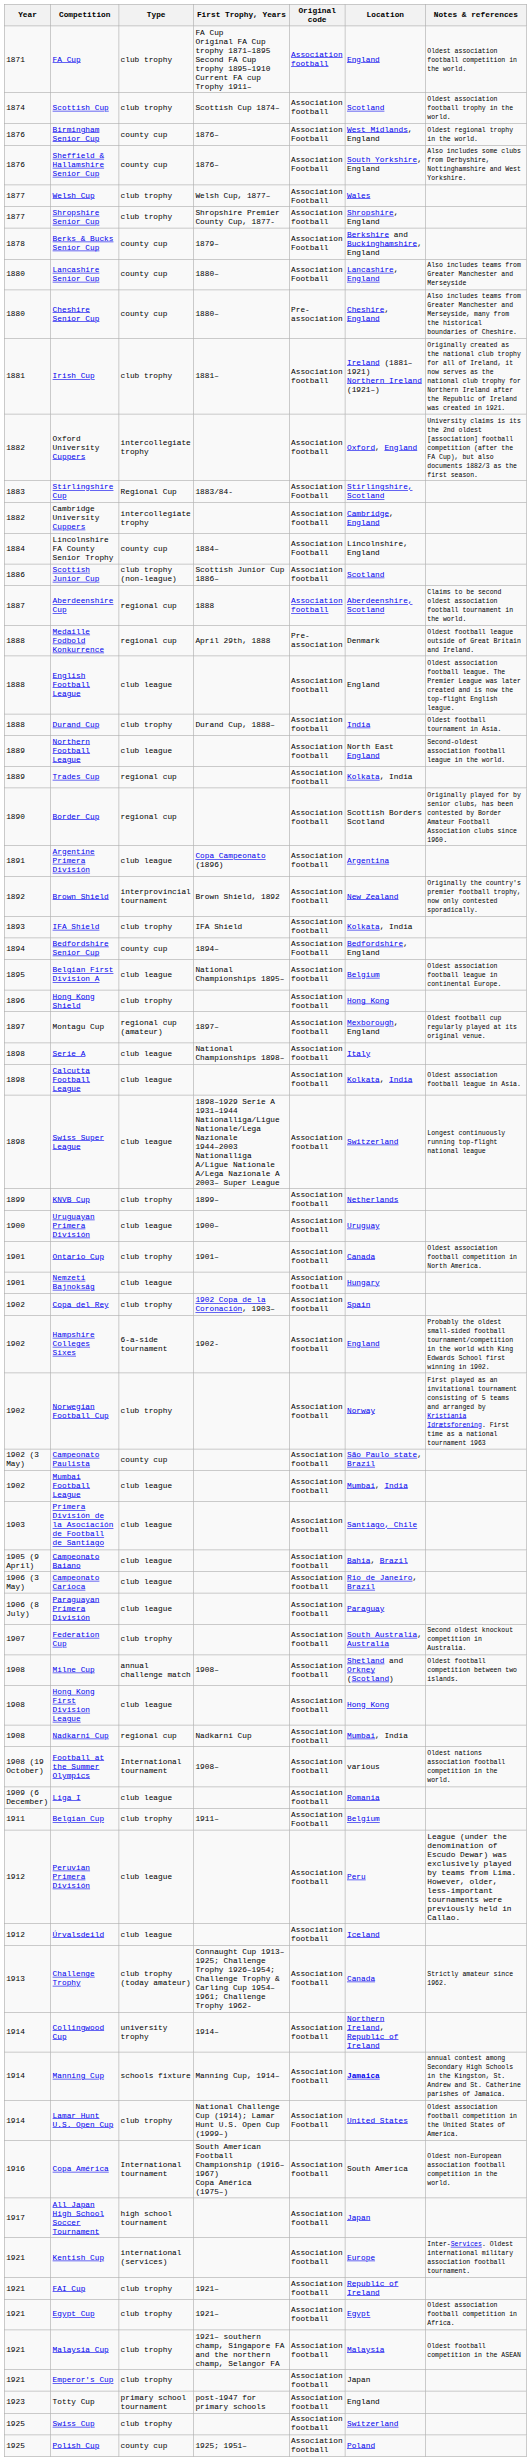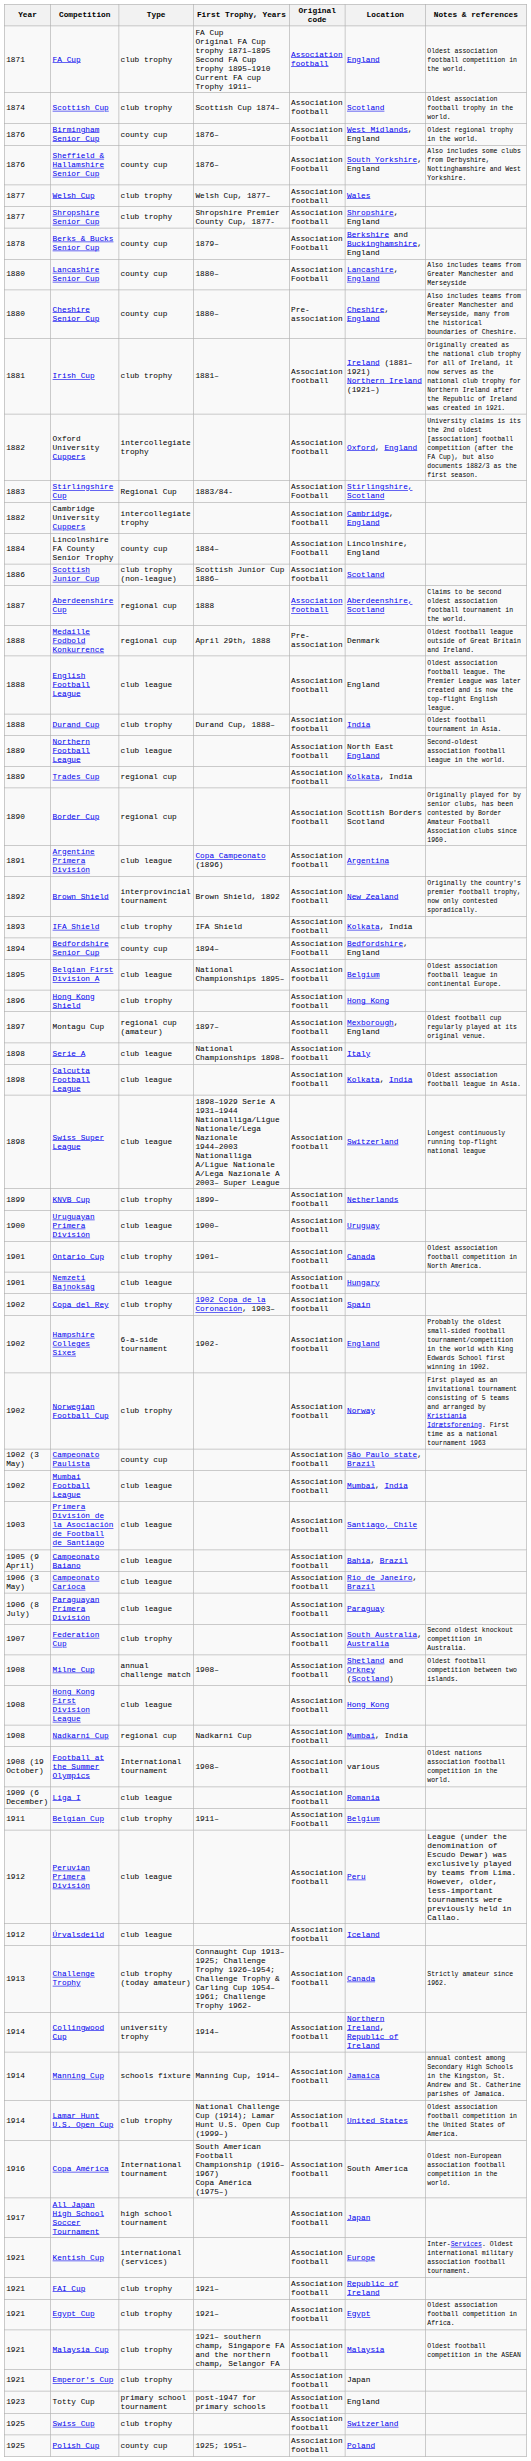(317, 196) Association Football -> (317, 196) Association football
(363, 2076) bold -> (363, 2076) normal
(317, 2120) Association Football -> (317, 2120) Association football
